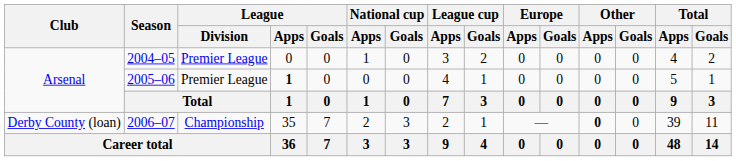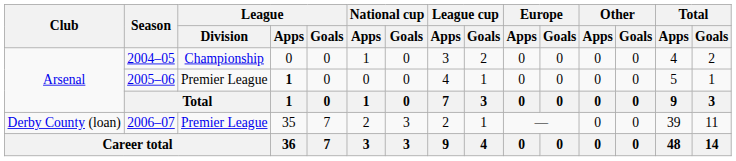(224, 58) Premier League -> (224, 58) Championship
(224, 123) Championship -> (224, 123) Premier League
(598, 123) bold -> (598, 123) normal
